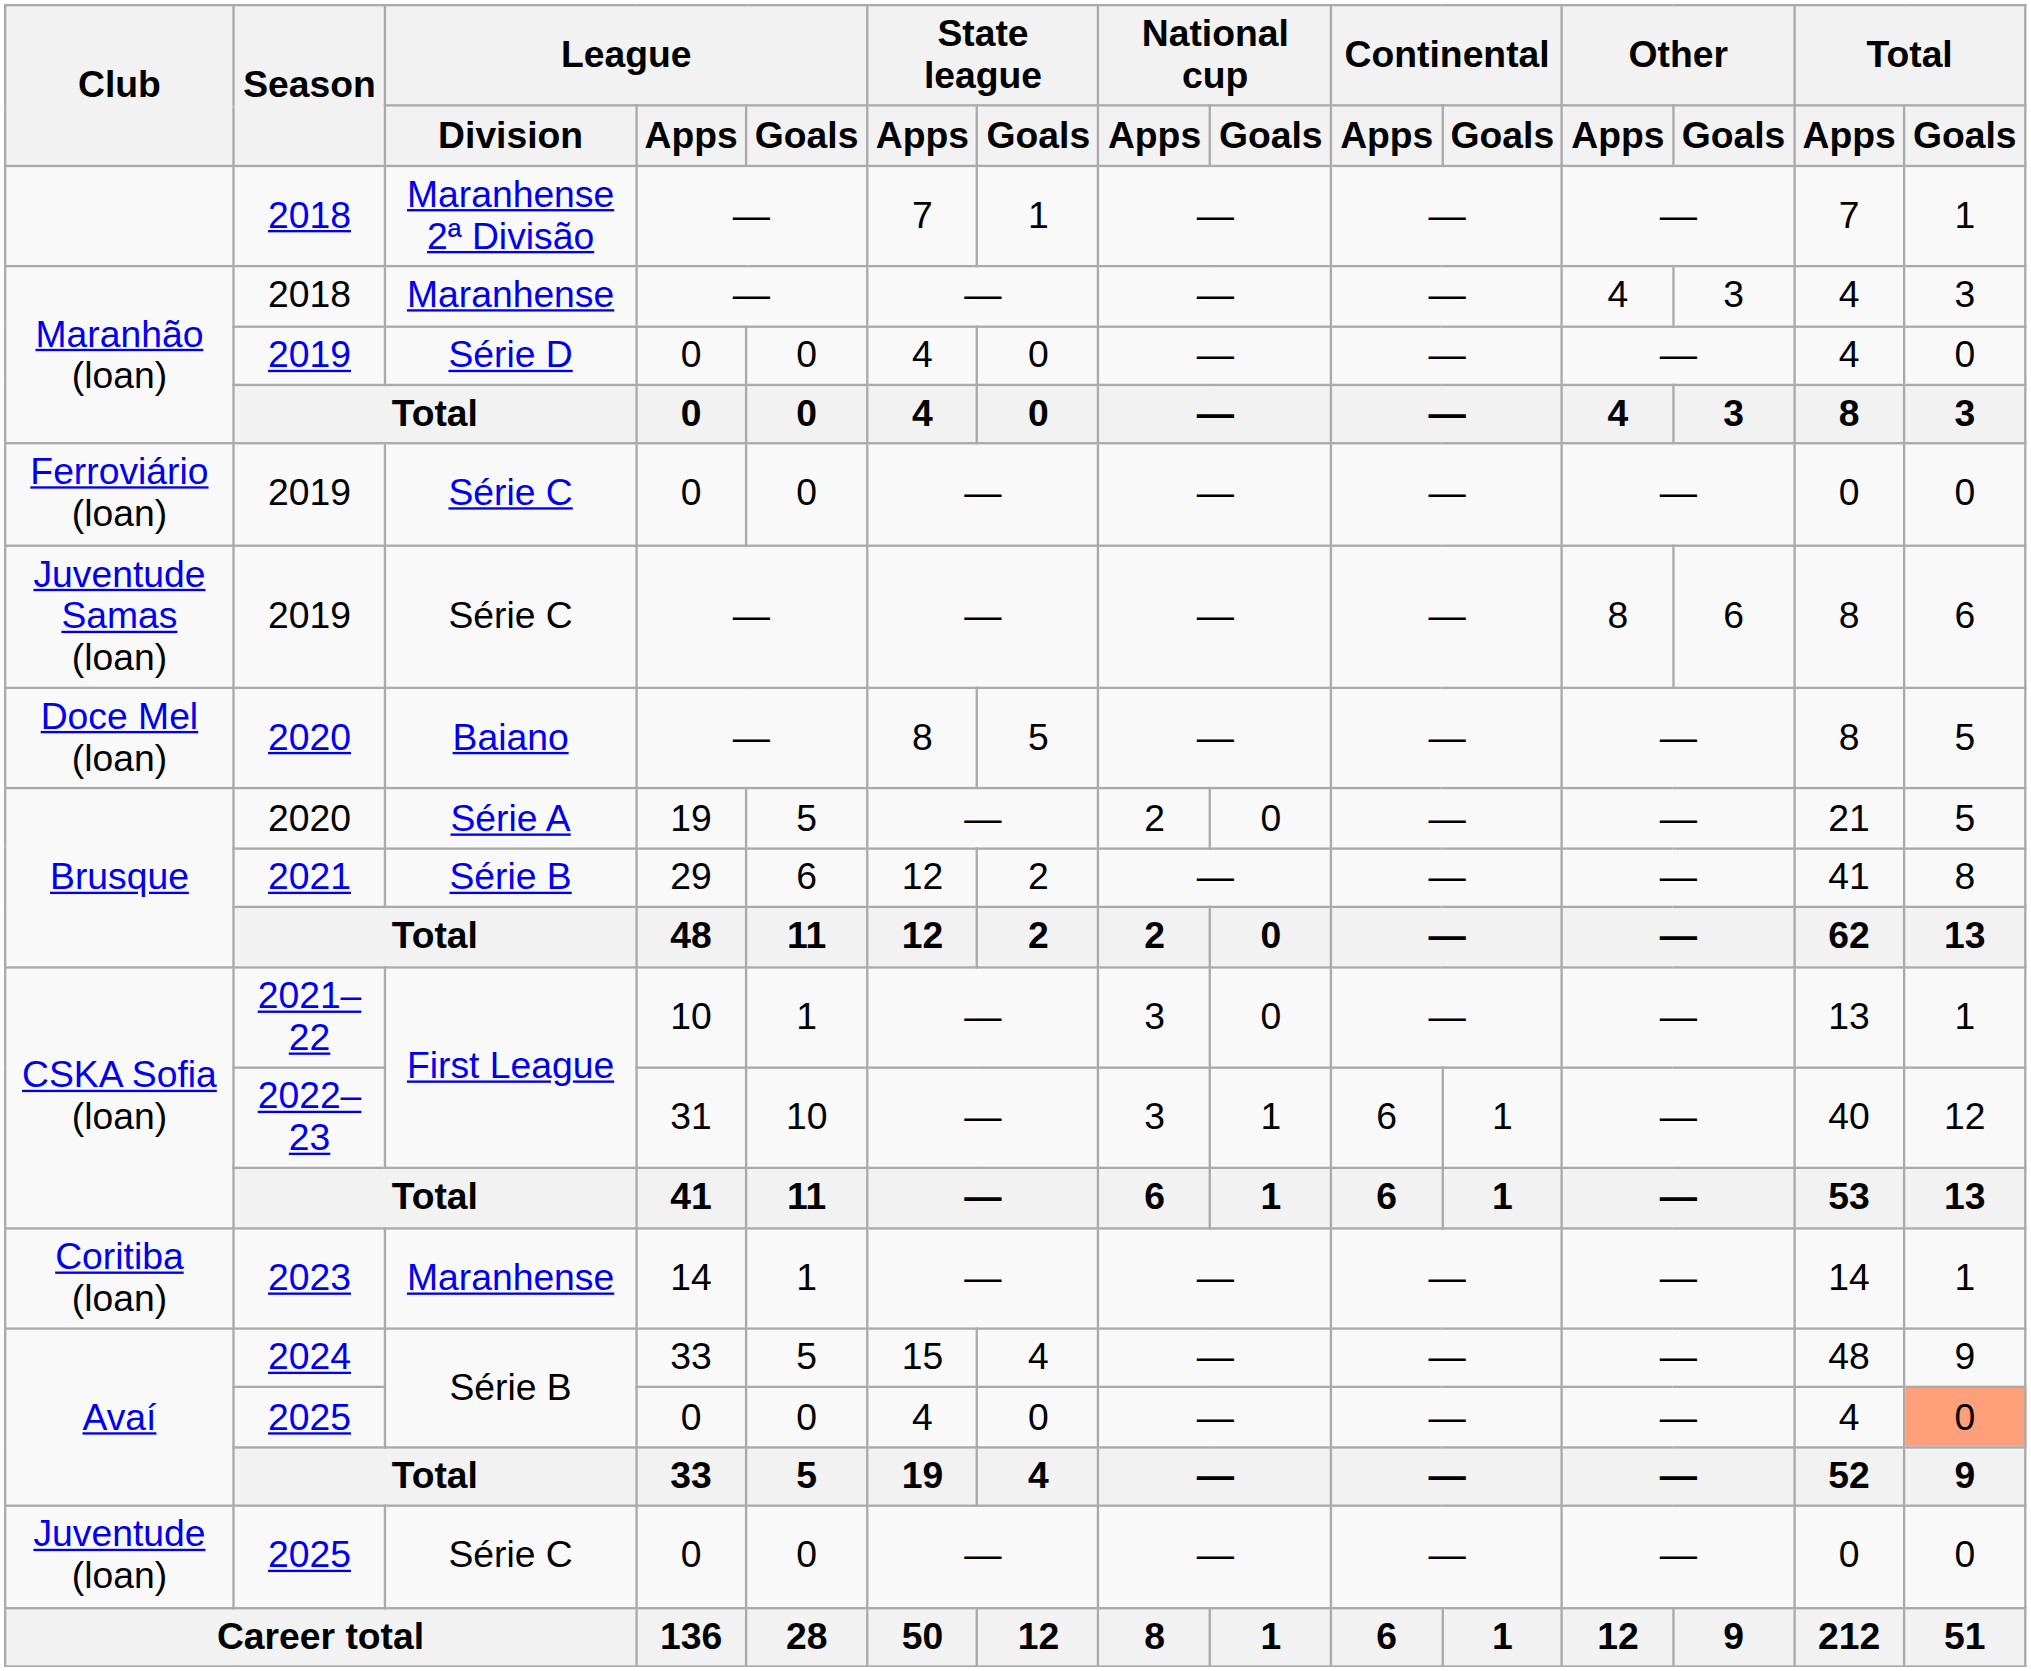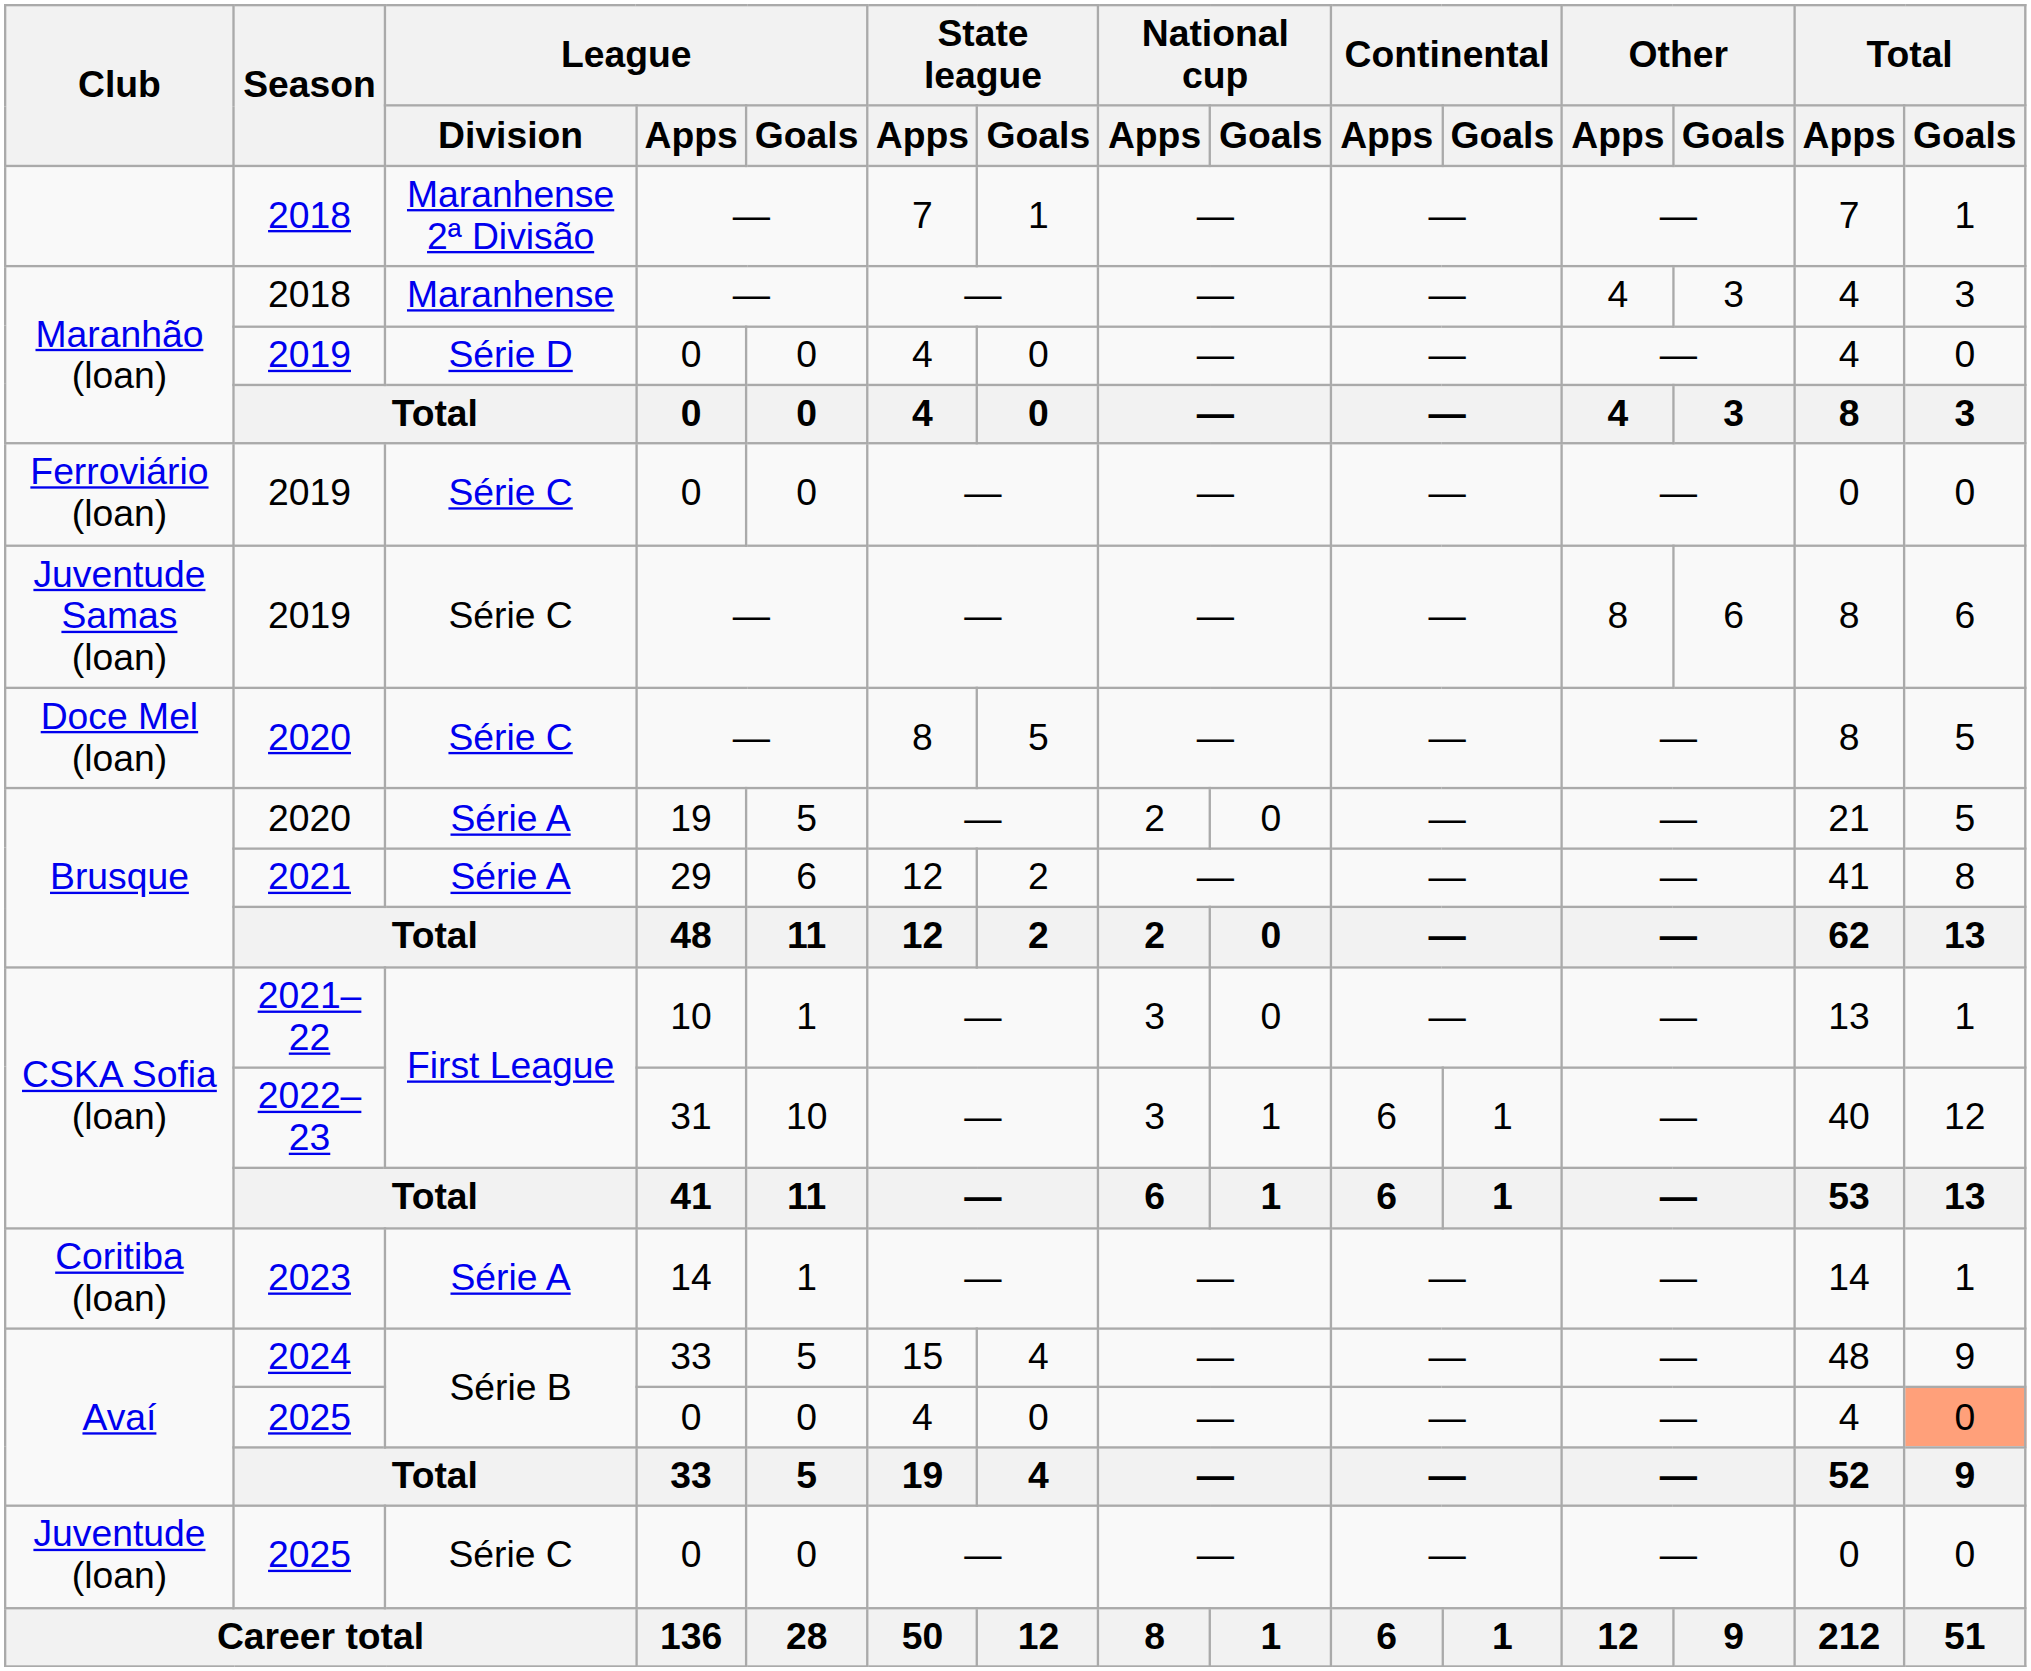(511, 737) Baiano -> (511, 737) Série C
(511, 876) Série B -> (511, 876) Série A
(511, 1277) Maranhense -> (511, 1277) Série A
